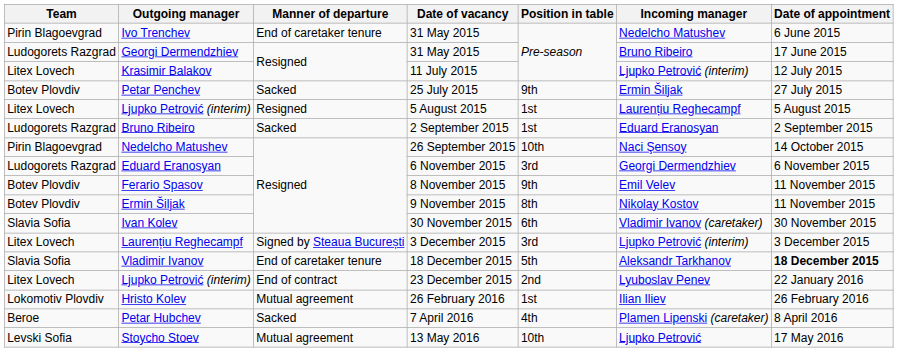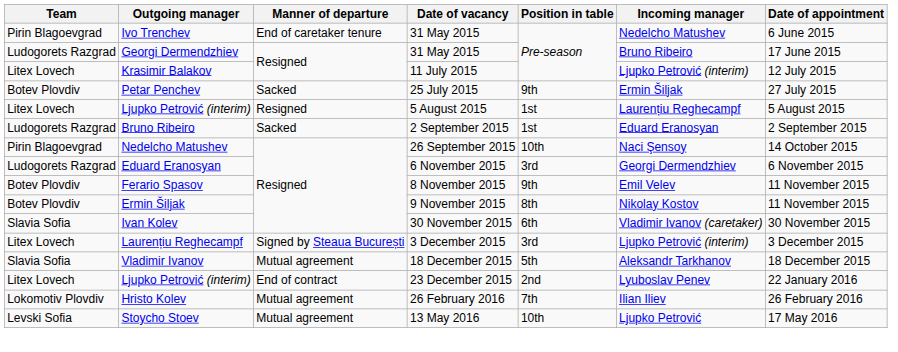(319, 261) End of caretaker tenure -> (305, 261) Mutual agreement
(826, 261) bold -> (819, 261) normal
(529, 299) 1st -> (529, 299) 7th
- row: (161, 318)
